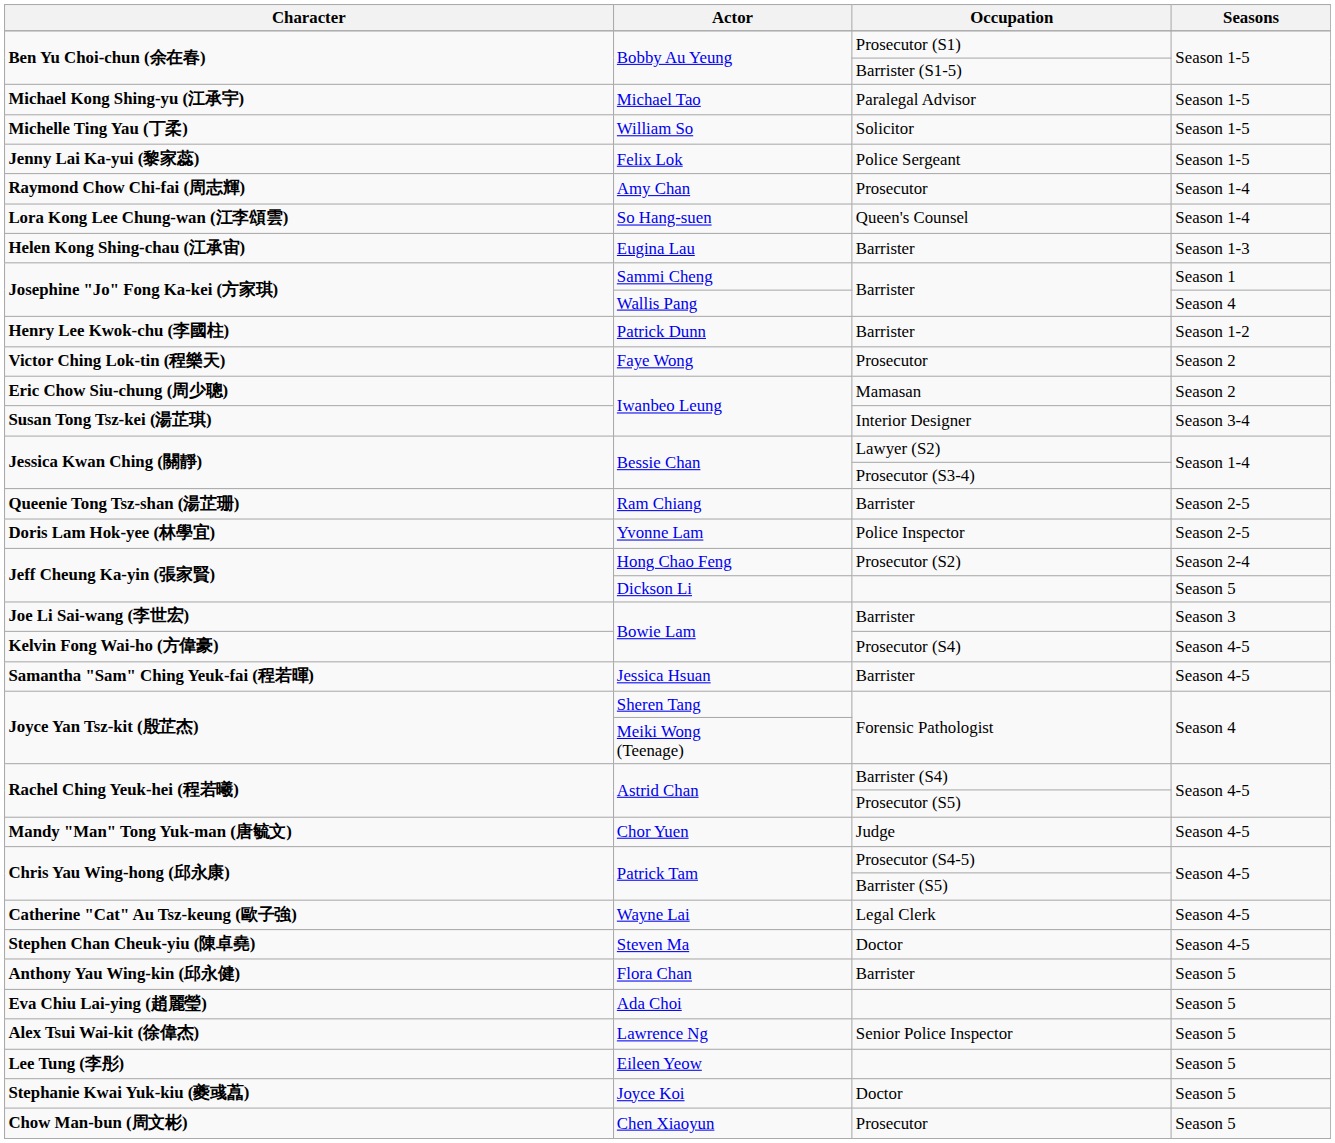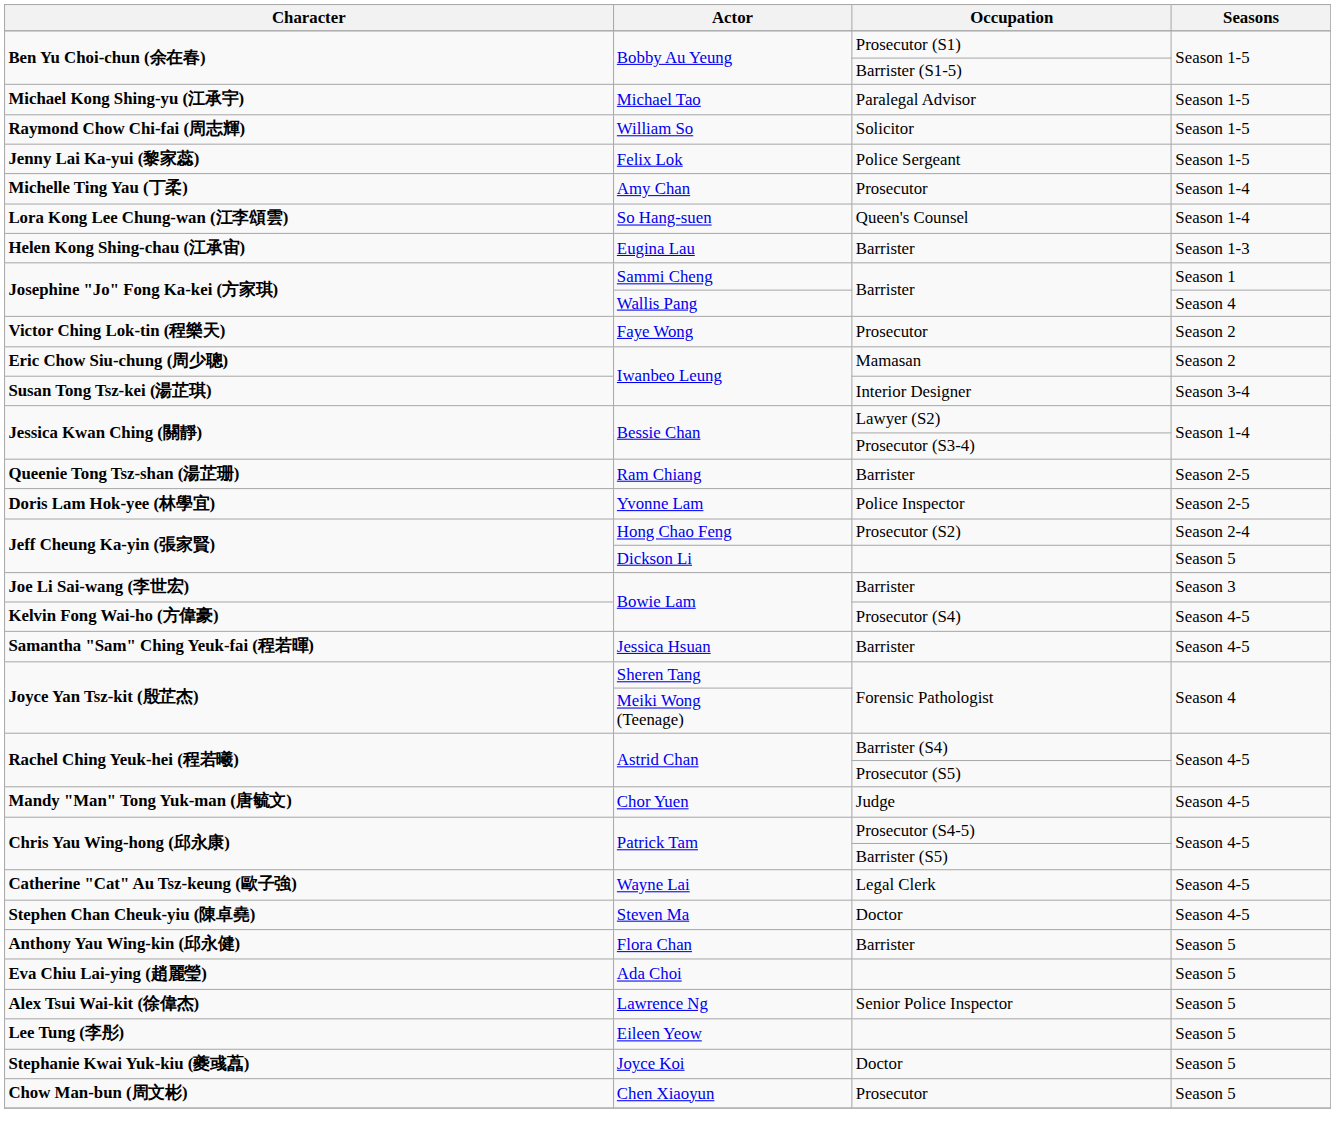(98, 128) Michelle Ting Yau (丁柔) -> (127, 128) Raymond Chow Chi-fai (周志輝)
(127, 188) Raymond Chow Chi-fai (周志輝) -> (98, 188) Michelle Ting Yau (丁柔)
- row: (661, 331)
